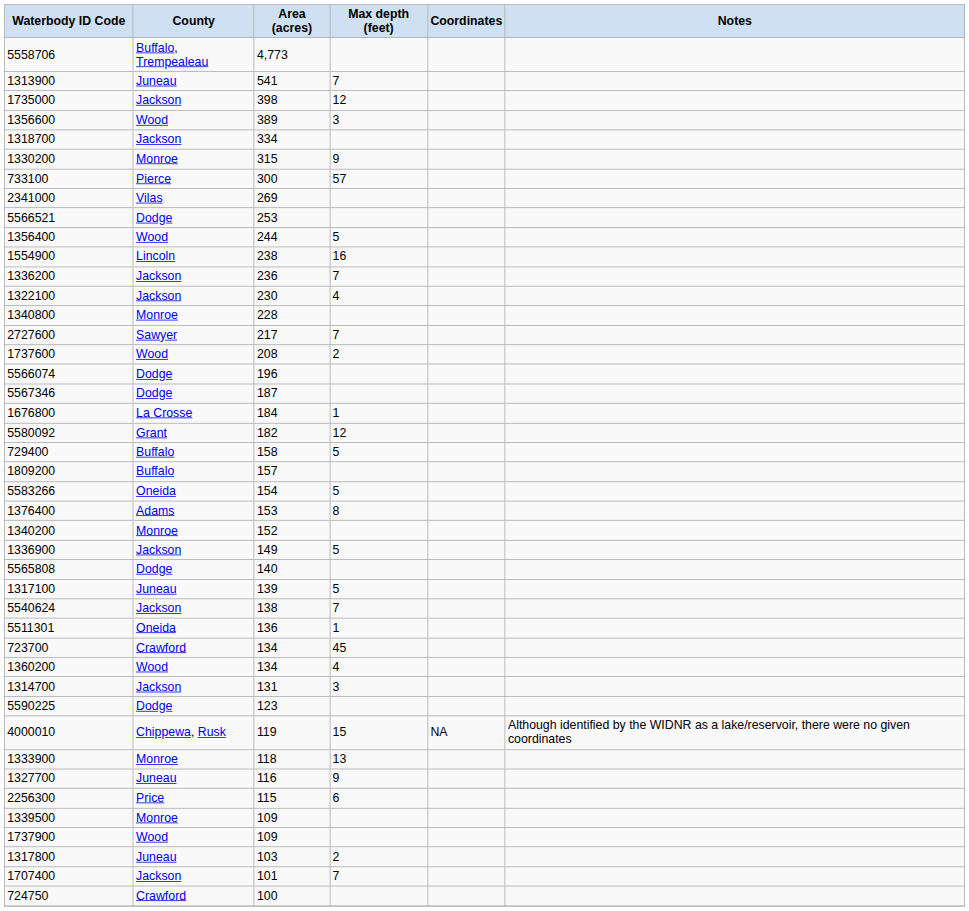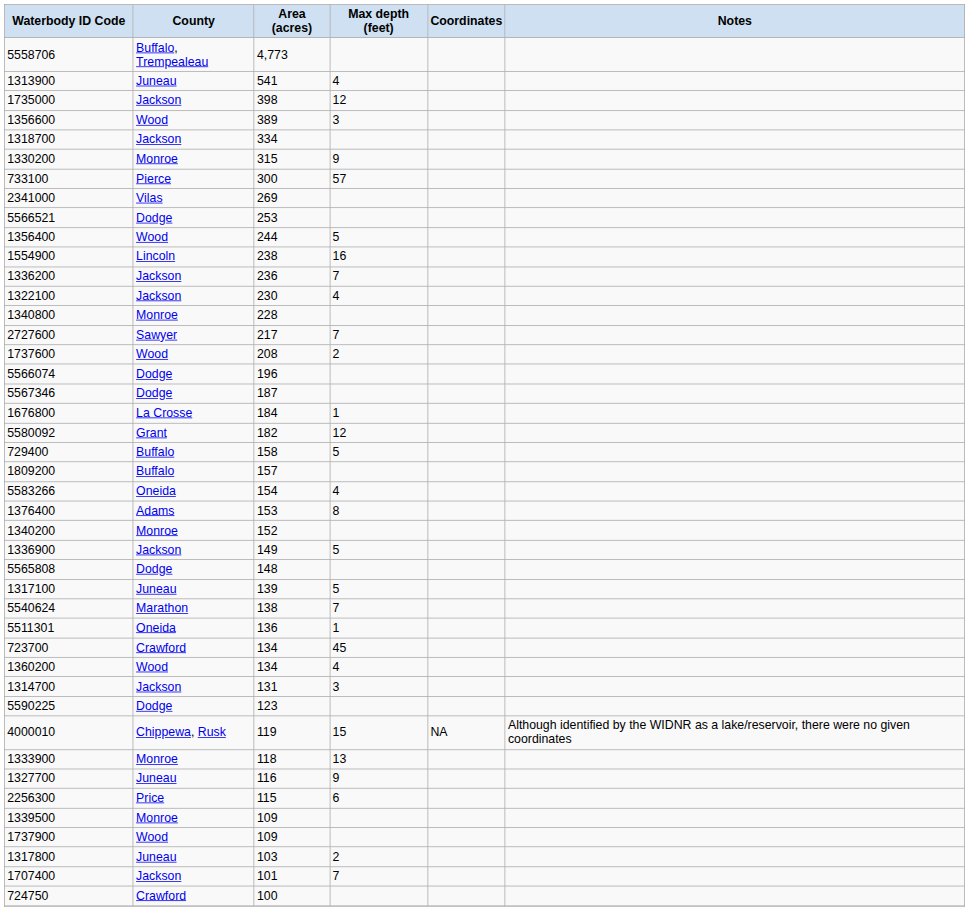(336, 81) 7 -> (336, 81) 4
(336, 491) 5 -> (336, 491) 4
(267, 569) 140 -> (267, 569) 148
(159, 608) Jackson -> (162, 608) Marathon
